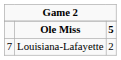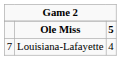(111, 47) 2 -> (111, 47) 4
